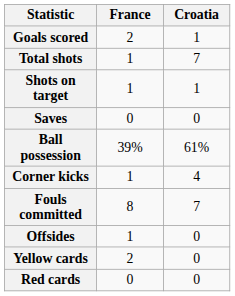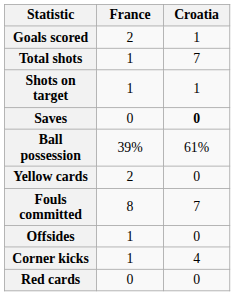(197, 118) normal -> (197, 118) bold
rows swapped: (51, 177) <-> (51, 258)
